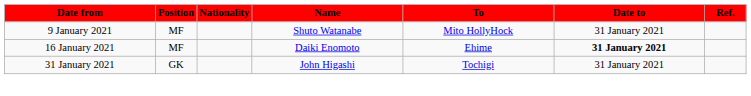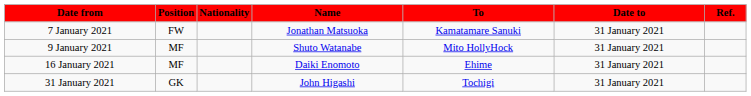+ row: (80, 30)
(629, 48) bold -> (629, 65) normal
